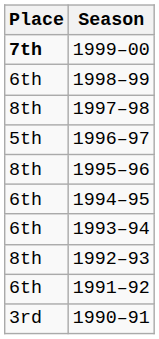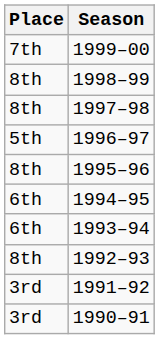(26, 50) bold -> (26, 50) normal
(26, 80) 6th -> (26, 80) 8th
(26, 289) 6th -> (26, 289) 3rd
